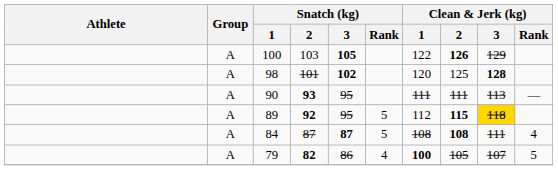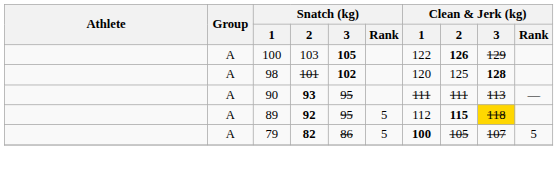- row: (272, 134)
(384, 154) 4 -> (384, 134) 5
